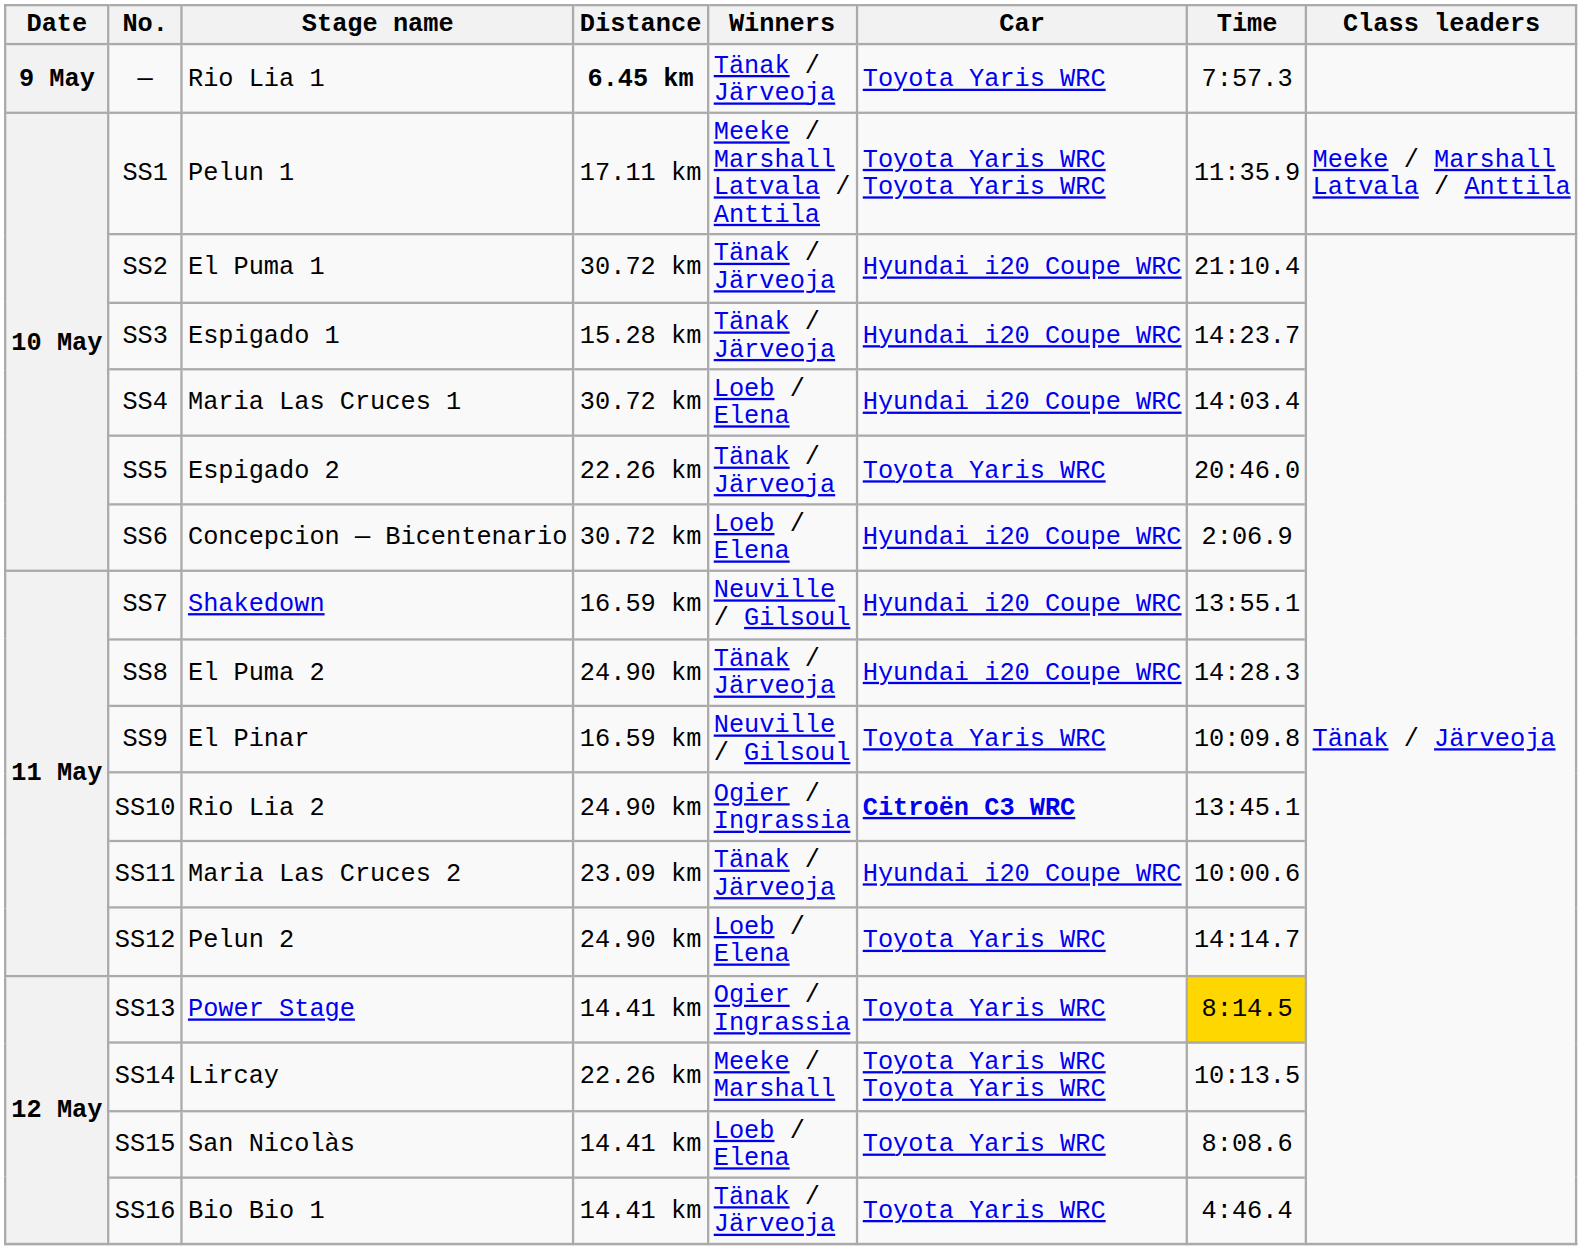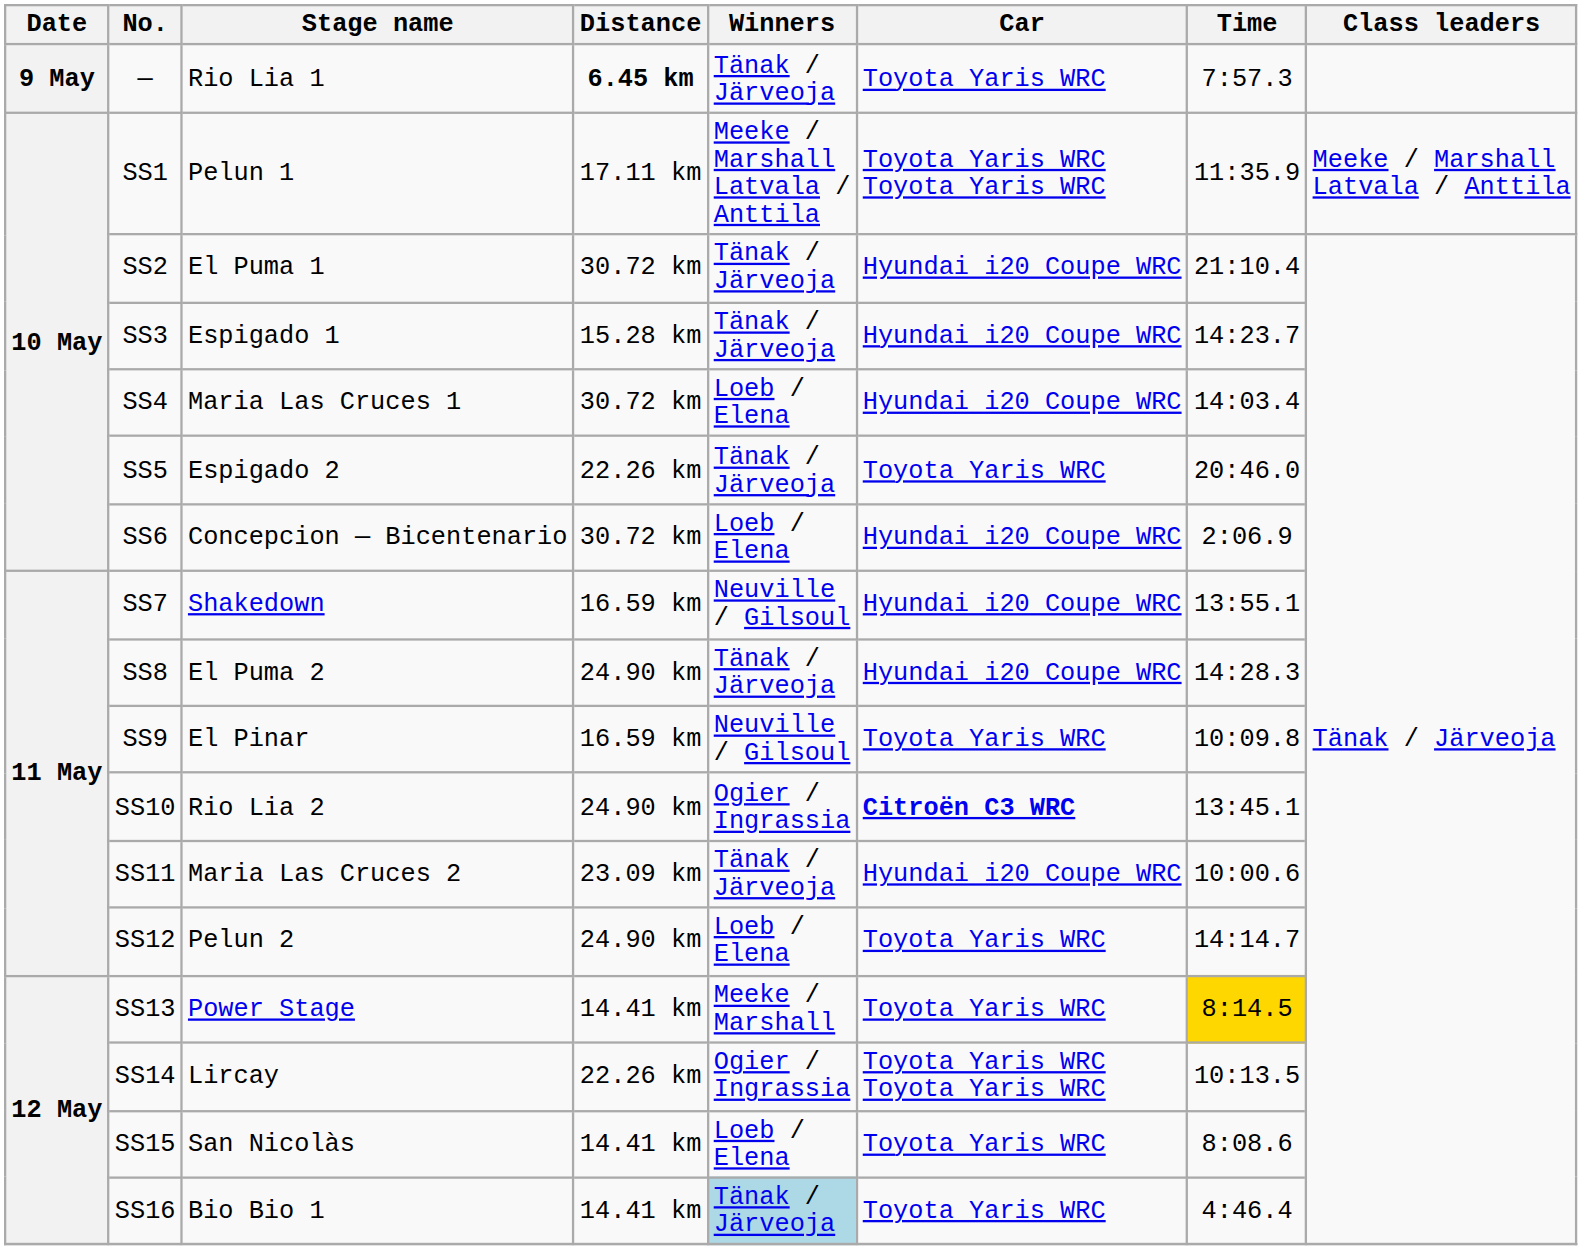(782, 1009) Ogier / Ingrassia -> (774, 1009) Meeke / Marshall
(774, 1076) Meeke / Marshall -> (782, 1076) Ogier / Ingrassia
(774, 1211) no background -> (774, 1211) lightblue background
